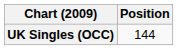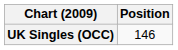(145, 34) 144 -> (145, 34) 146
